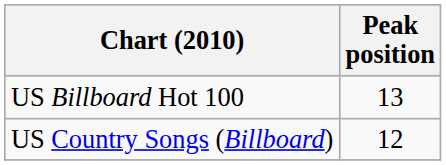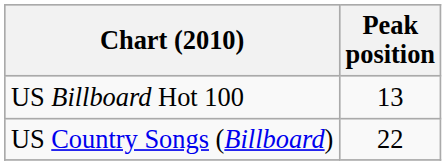(390, 138) 12 -> (390, 138) 22
